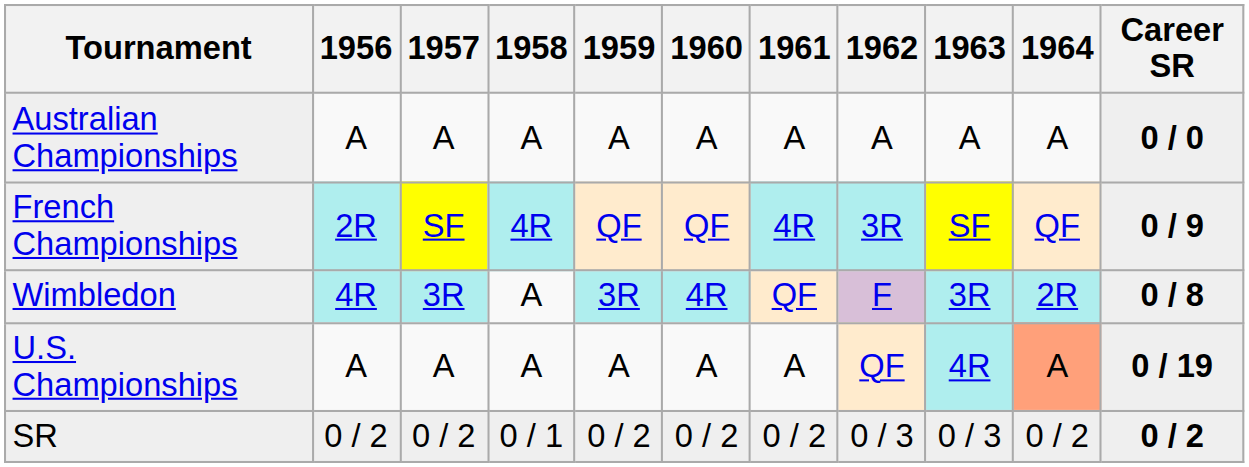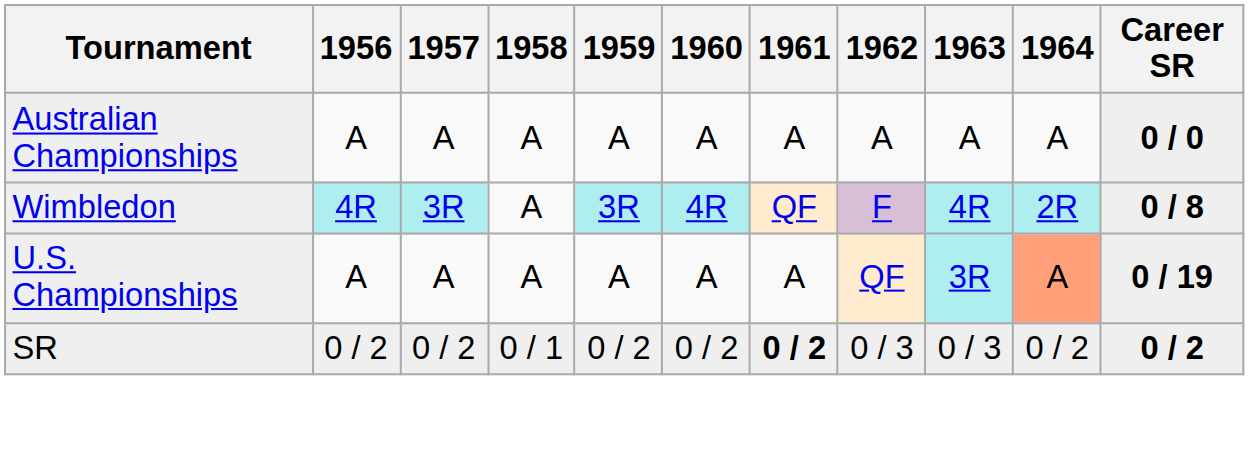- row: (125, 225)
(970, 295) 3R -> (970, 207) 4R
(970, 365) 4R -> (970, 277) 3R
(794, 436) normal -> (794, 347) bold
